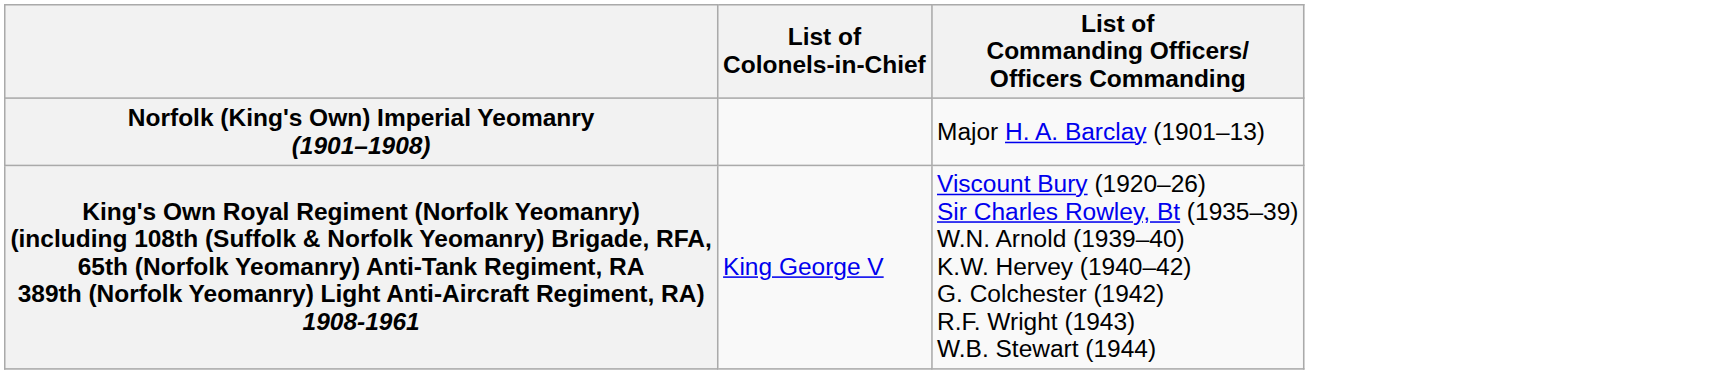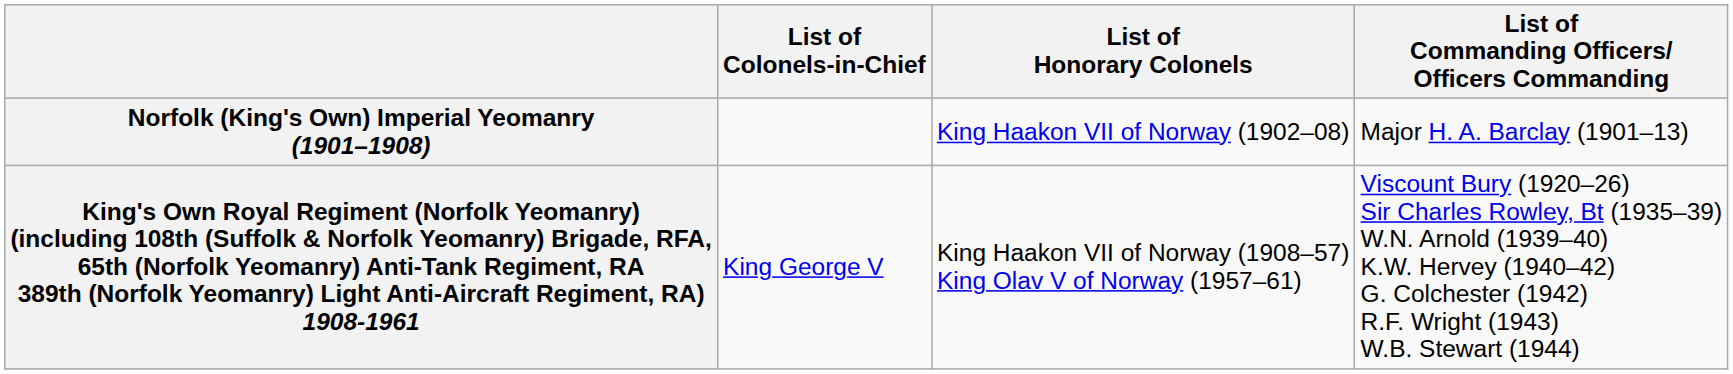+ column: (1143, 51)
